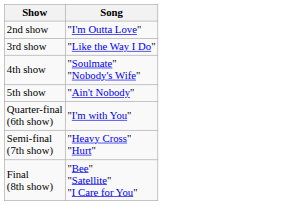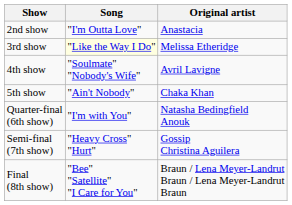+ column: (222, 13)
(112, 47) no background -> (112, 47) lightyellow background
